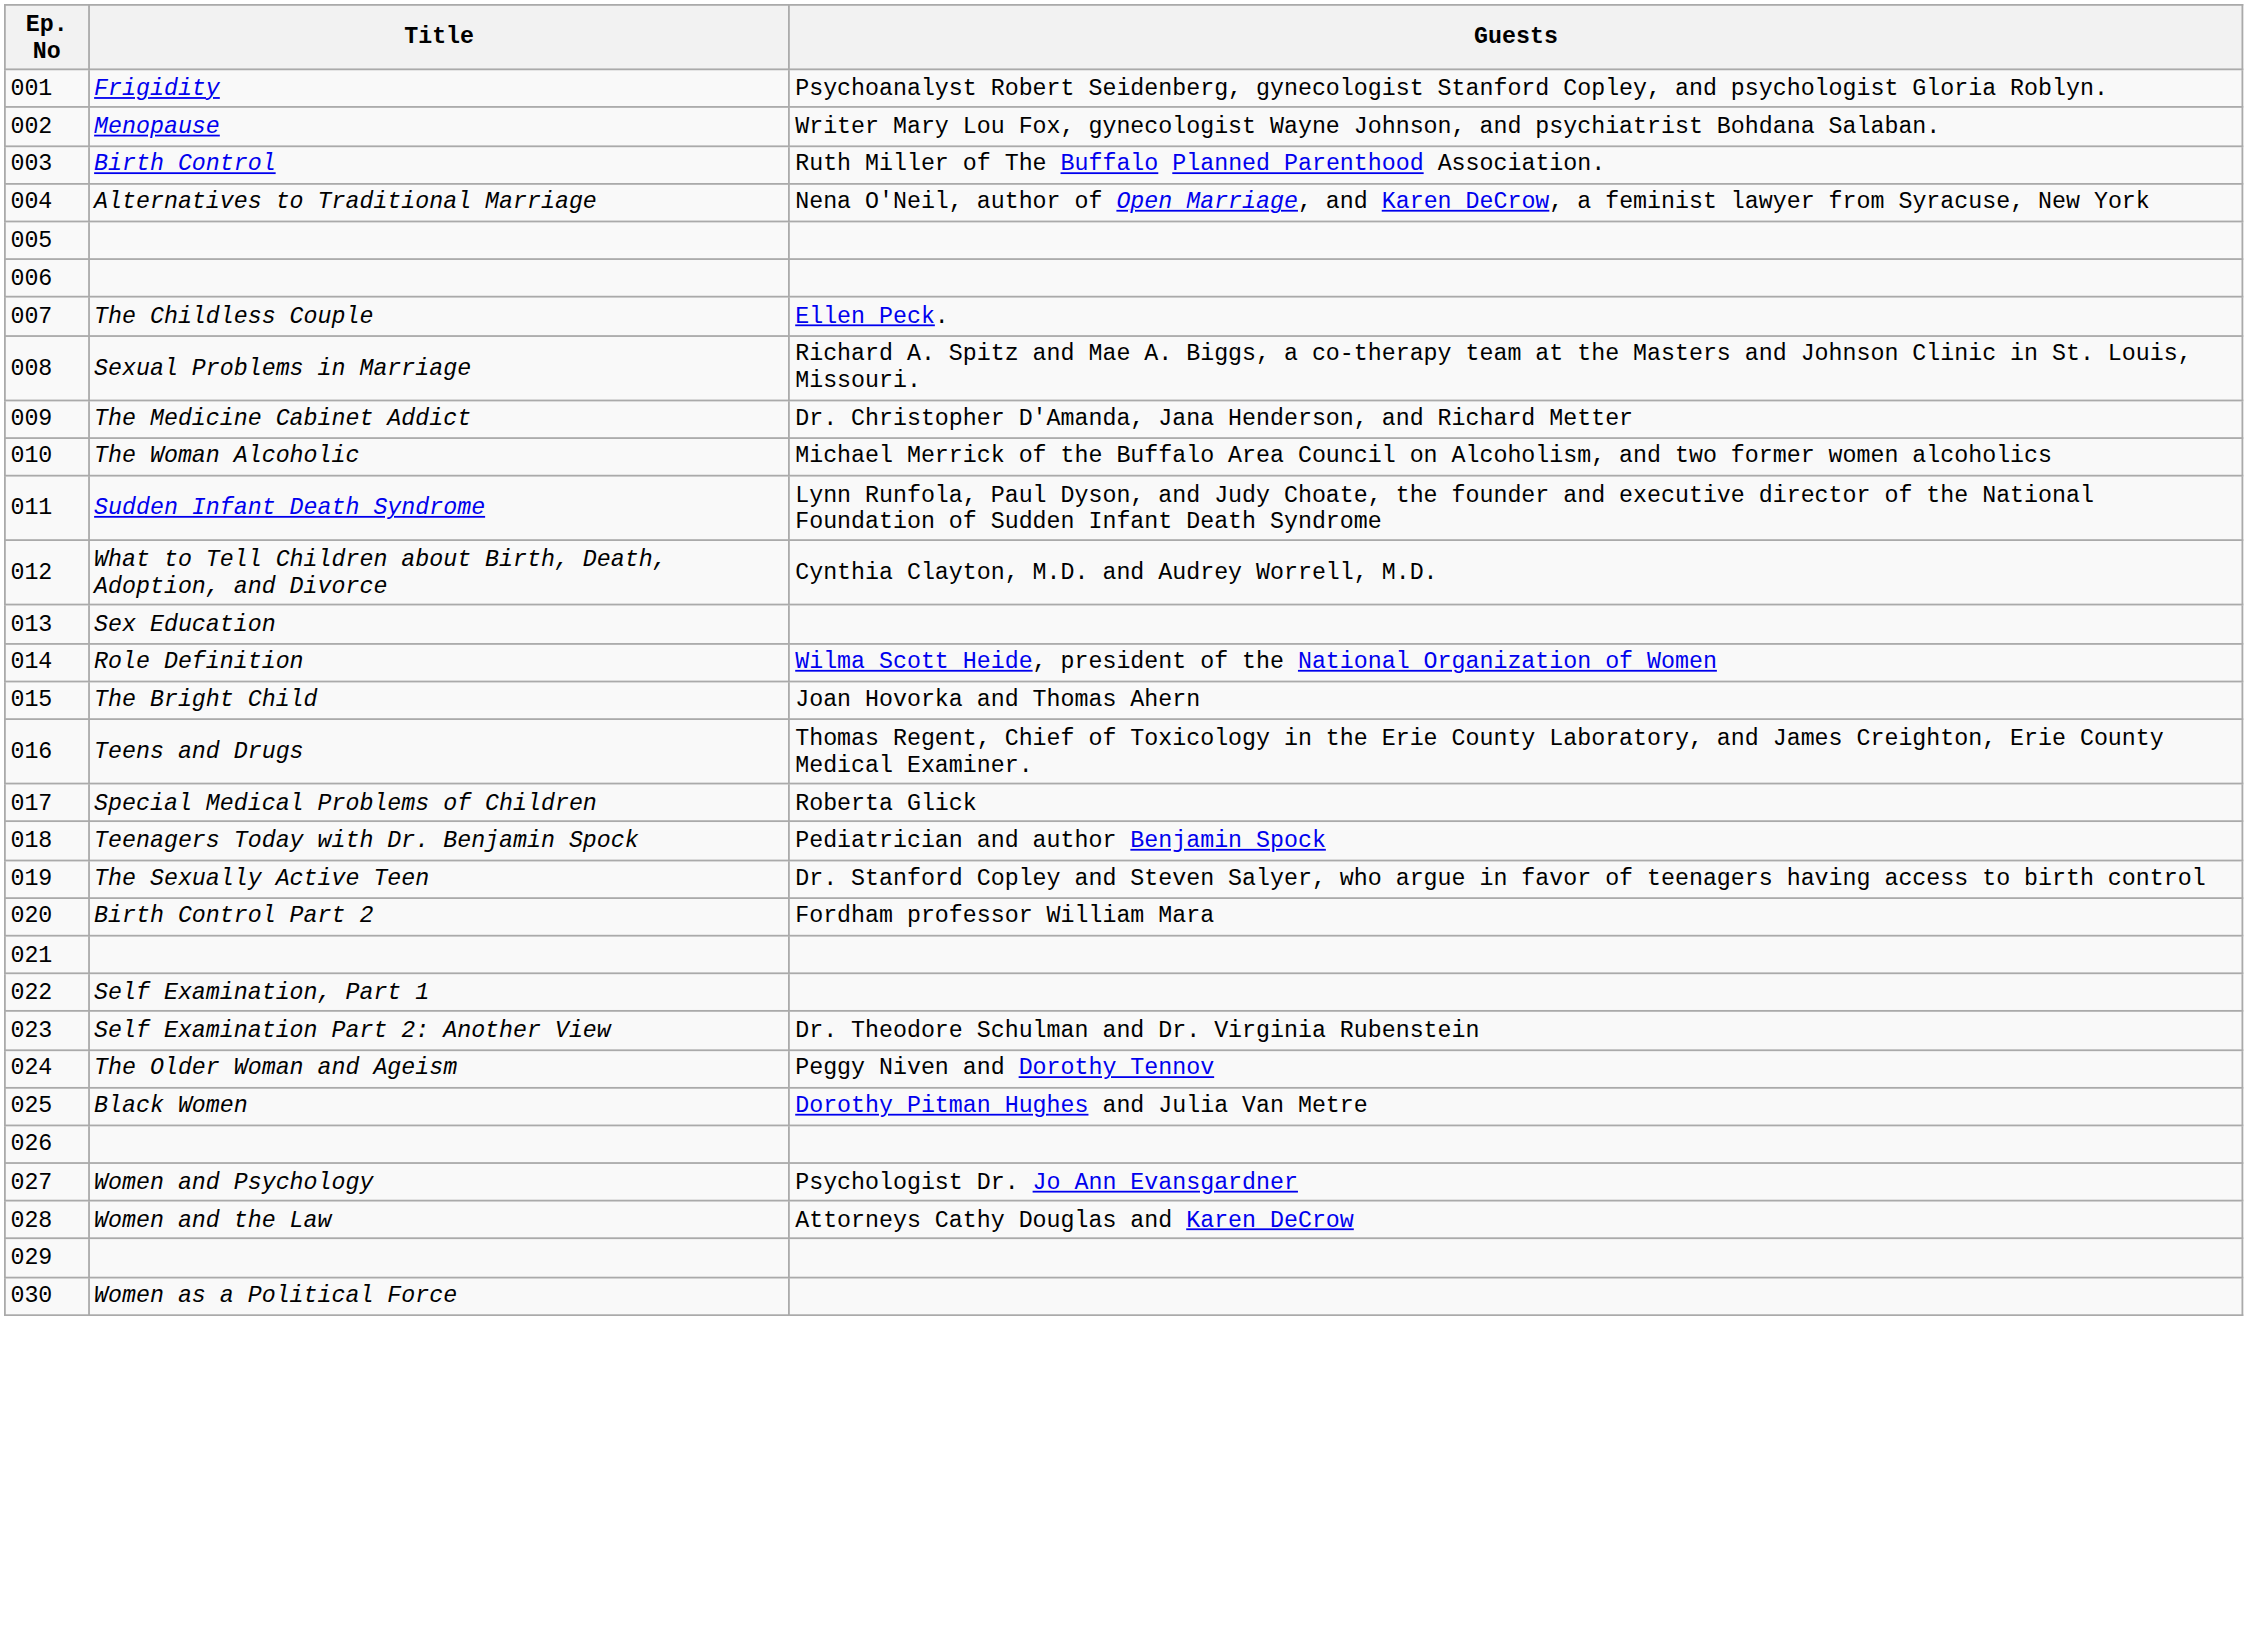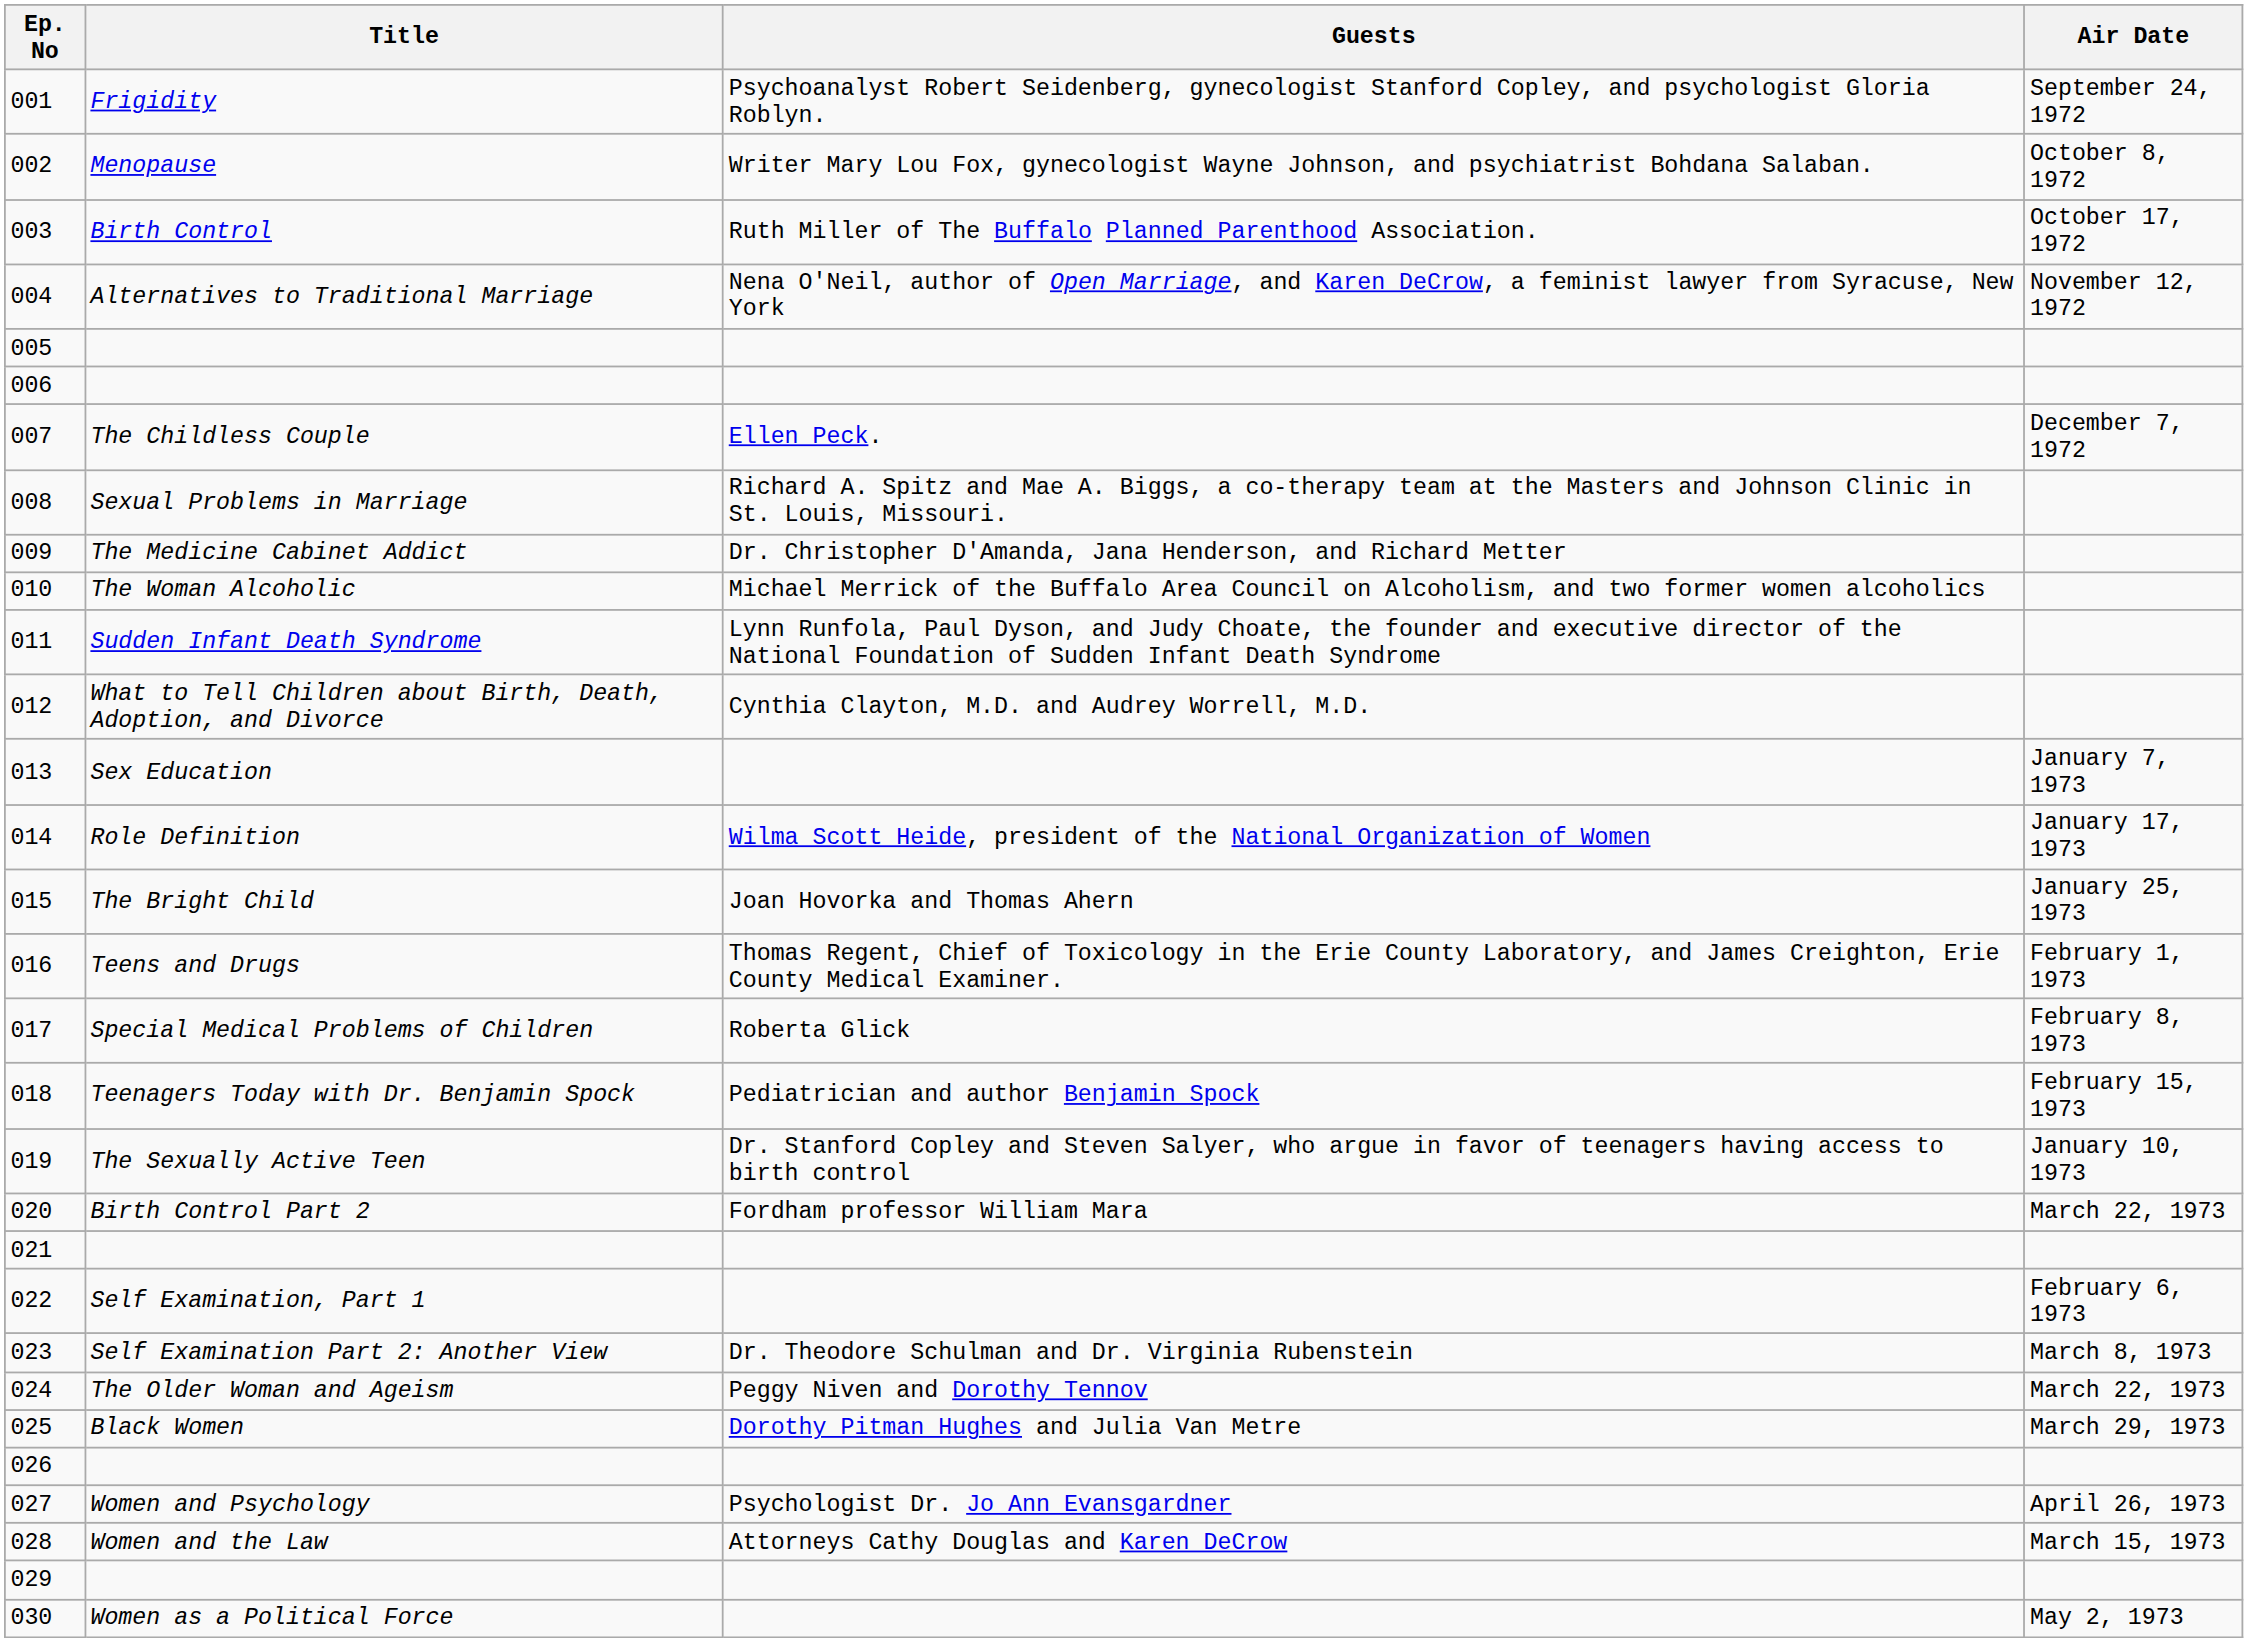+ column: (2133, 37)
